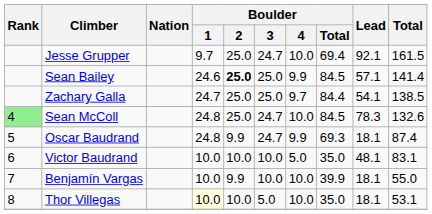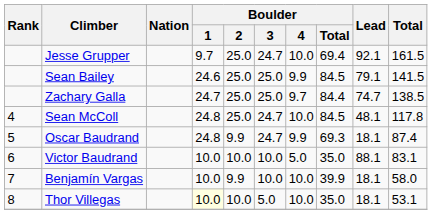(239, 76) bold -> (239, 76) normal
(368, 76) 57.1 -> (368, 76) 79.1
(408, 76) 141.4 -> (408, 76) 141.5
(368, 97) 54.1 -> (368, 97) 74.7
(11, 117) lightgreen background -> (11, 117) no background
(368, 117) 78.3 -> (368, 117) 48.1
(408, 117) 132.6 -> (407, 117) 117.8
(368, 158) 48.1 -> (368, 158) 88.1
(404, 178) 55.0 -> (404, 178) 58.0
